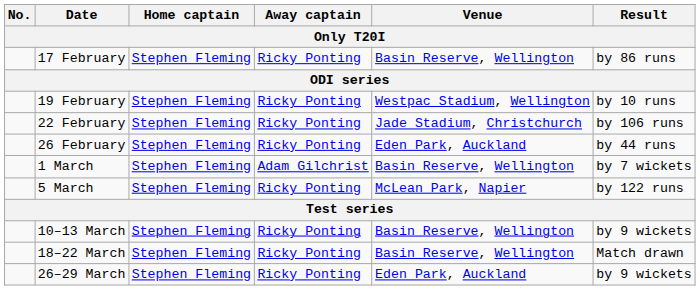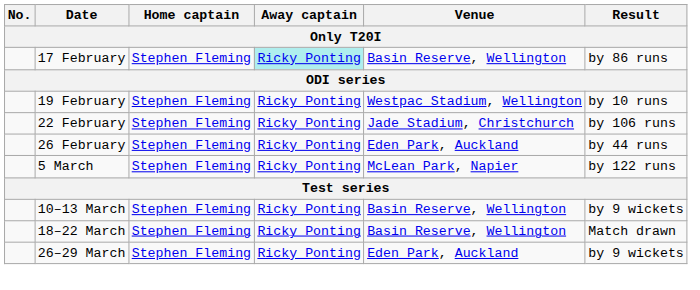(309, 59) no background -> (309, 59) paleturquoise background
- row: (66, 167)
